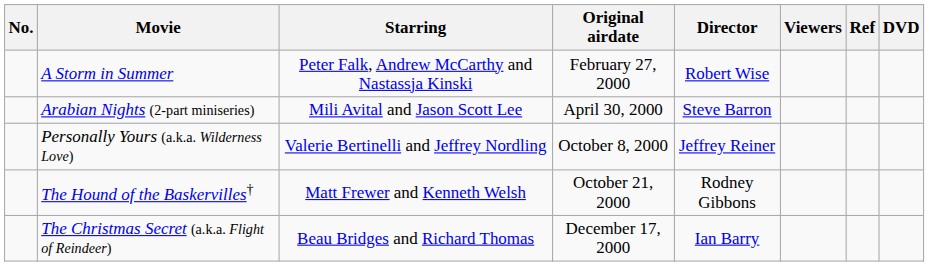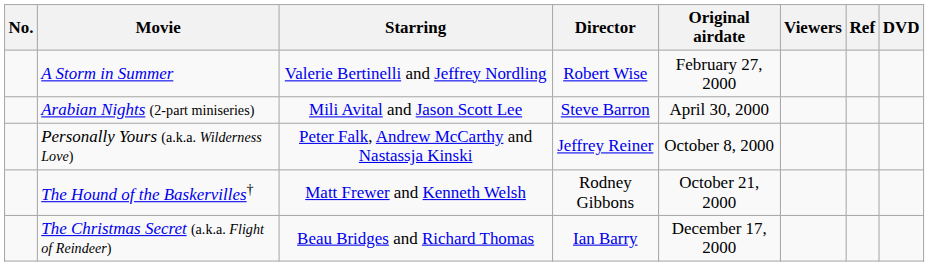columns swapped: (727, 27) <-> (613, 27)
(416, 73) Peter Falk, Andrew McCarthy and Nastassja Kinski -> (416, 73) Valerie Bertinelli and Jeffrey Nordling
(416, 146) Valerie Bertinelli and Jeffrey Nordling -> (416, 146) Peter Falk, Andrew McCarthy and Nastassja Kinski
